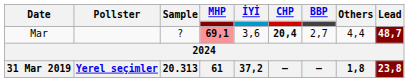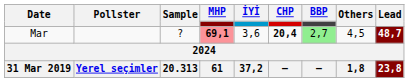(319, 34) no background -> (319, 34) lightgreen background
(356, 34) 4,4 -> (356, 34) 4,5
